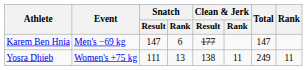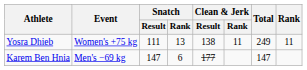rows swapped: (38, 42) <-> (30, 58)
